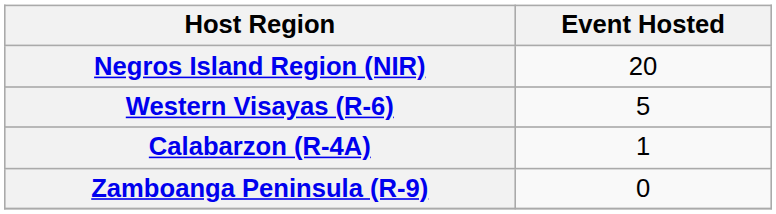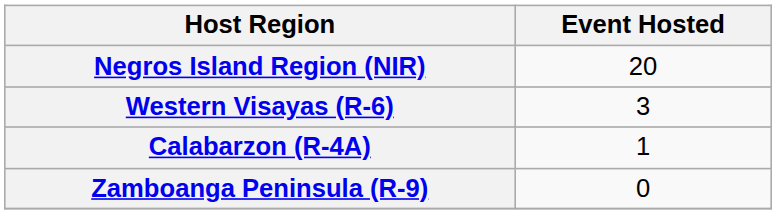(643, 106) 5 -> (643, 106) 3
